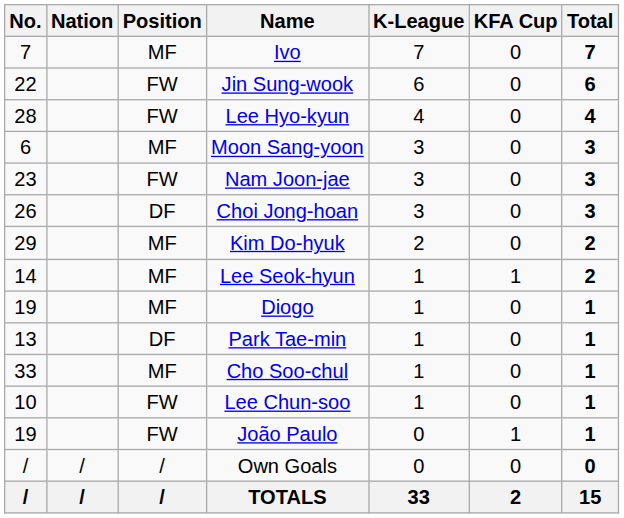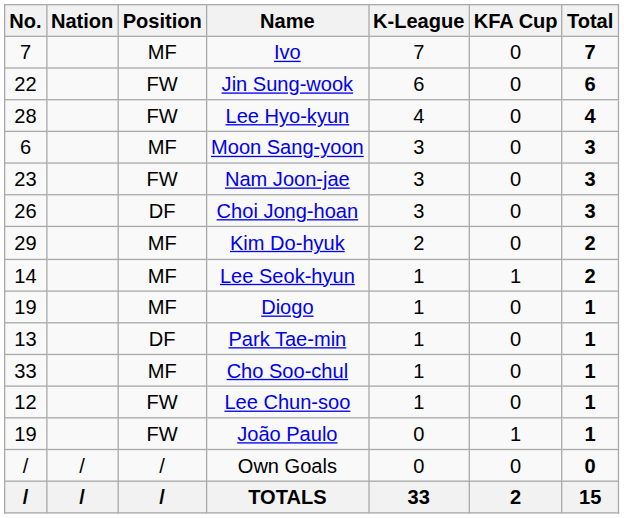(25, 402) 10 -> (25, 402) 12
